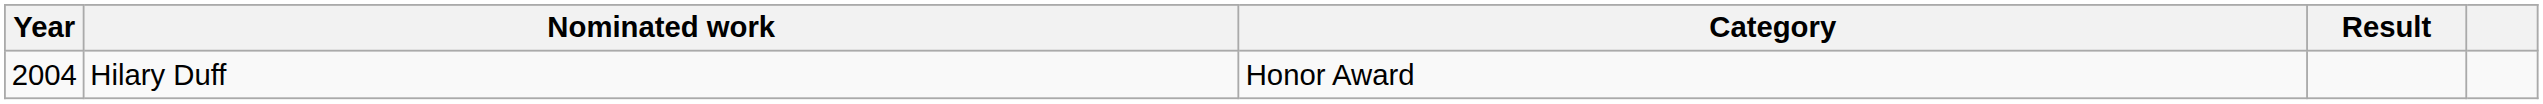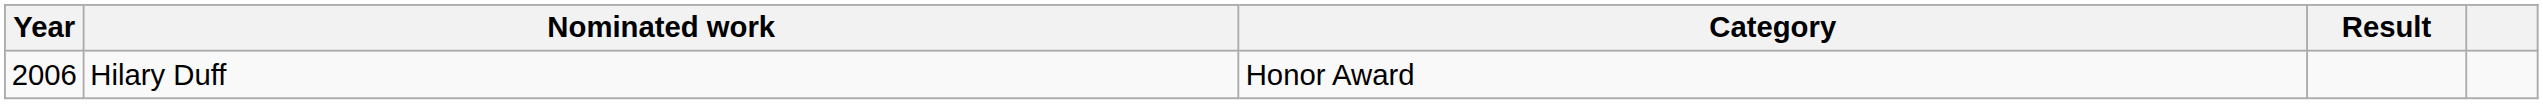(44, 74) 2004 -> (44, 74) 2006
